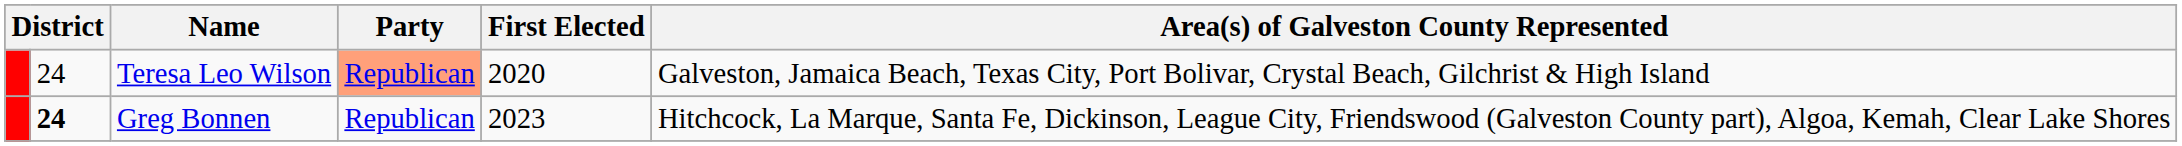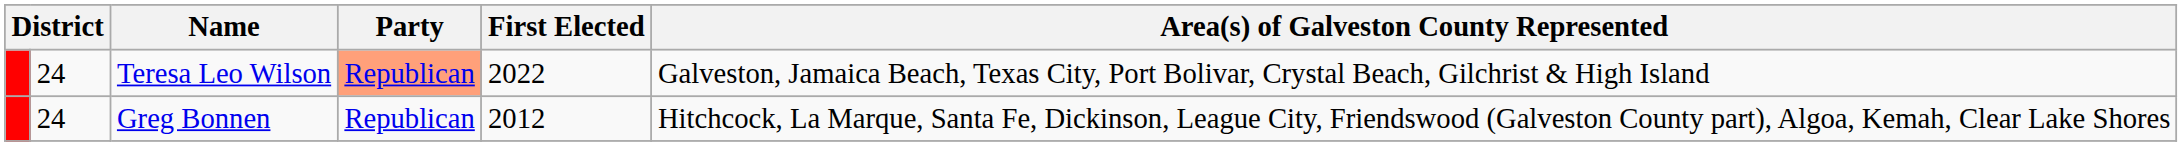(517, 72) 2020 -> (517, 72) 2022
(51, 118) bold -> (51, 118) normal
(517, 118) 2023 -> (517, 118) 2012
